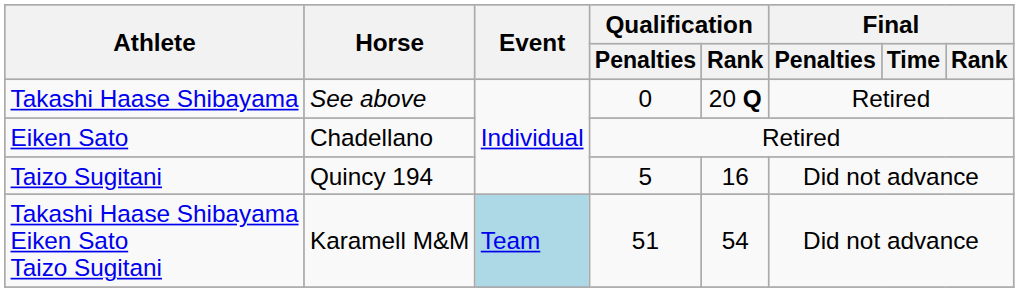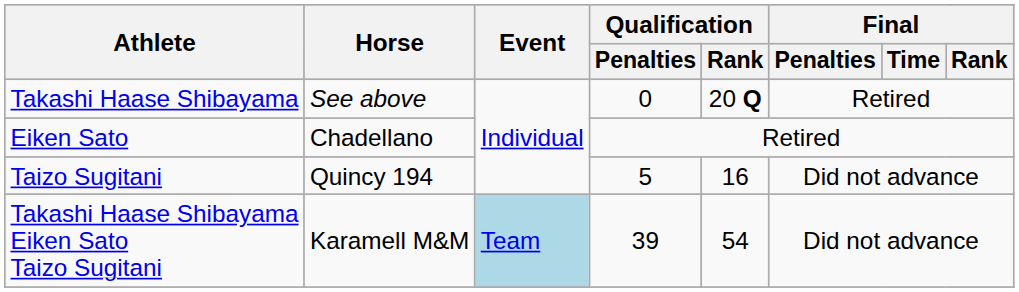(645, 242) 51 -> (645, 242) 39
